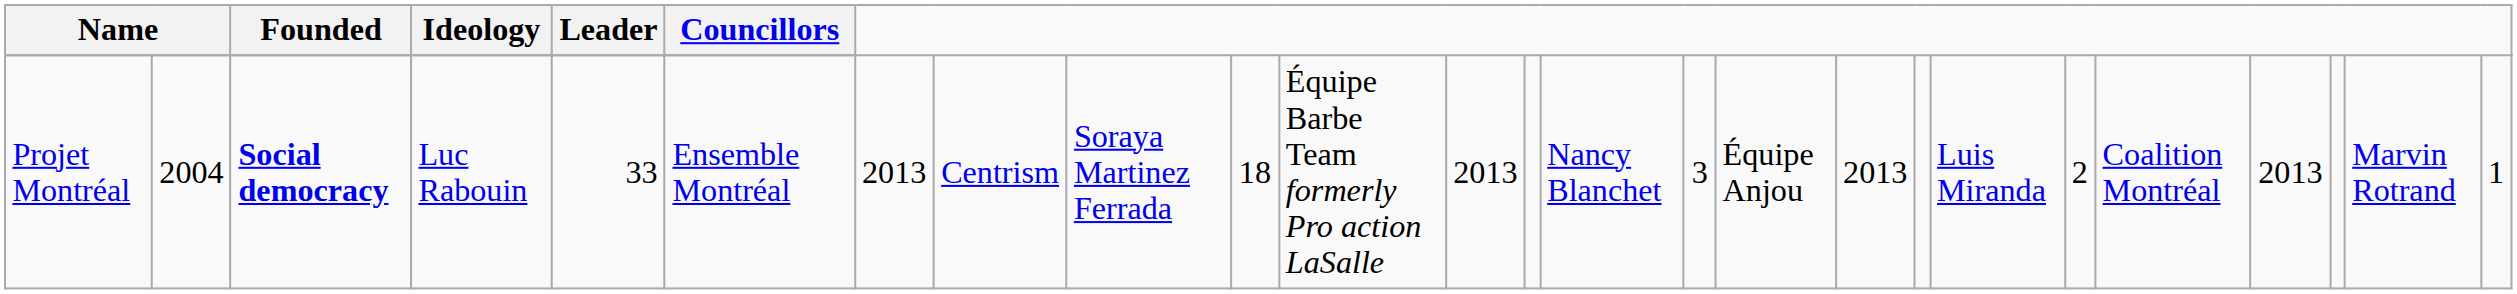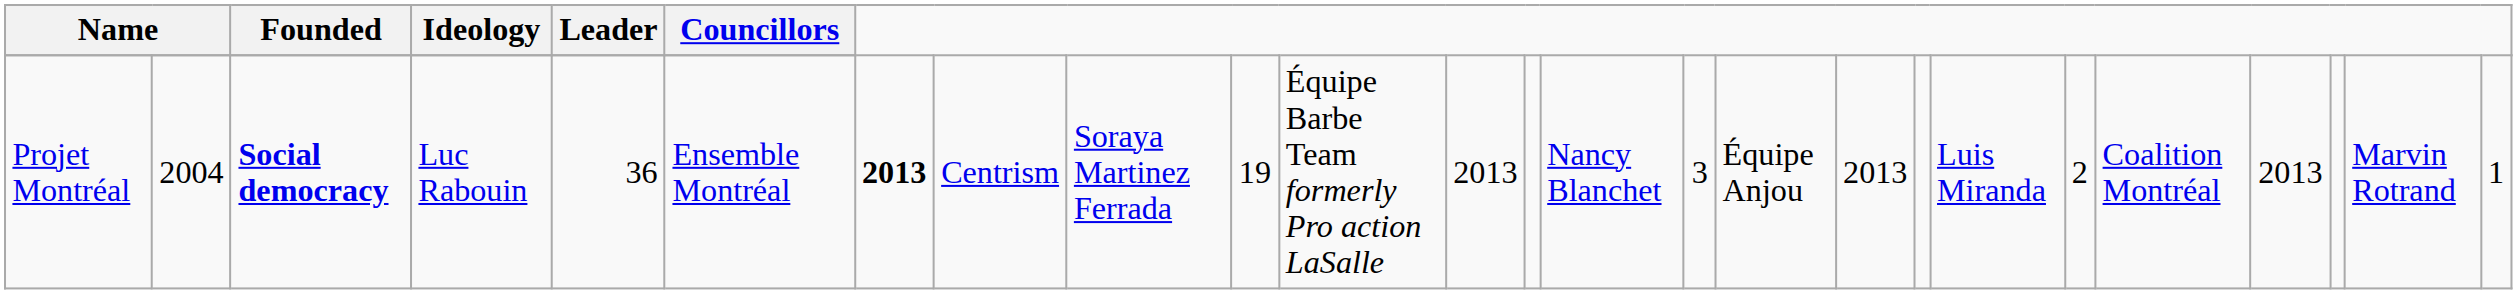(642, 171) 33 -> (642, 171) 36
(894, 171) normal -> (894, 171) bold
(1255, 171) 18 -> (1255, 171) 19
